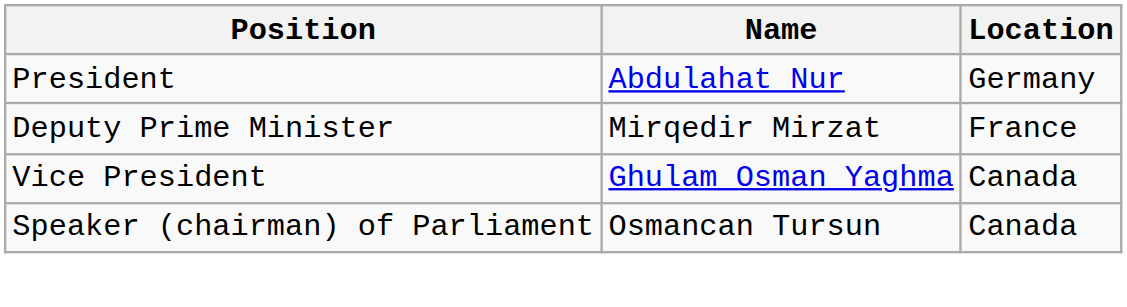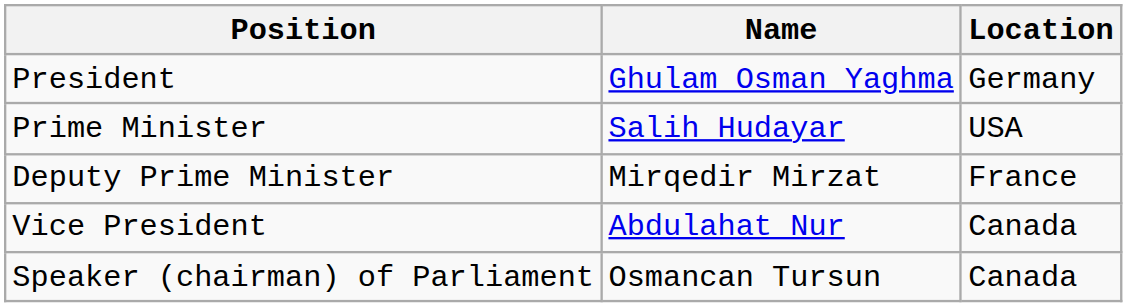(727, 79) Abdulahat Nur -> (781, 79) Ghulam Osman Yaghma
+ row: (140, 129)
(781, 178) Ghulam Osman Yaghma -> (727, 227) Abdulahat Nur
